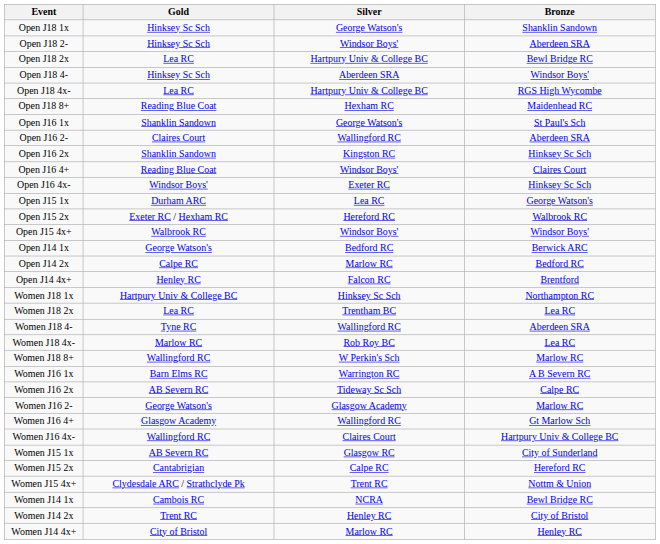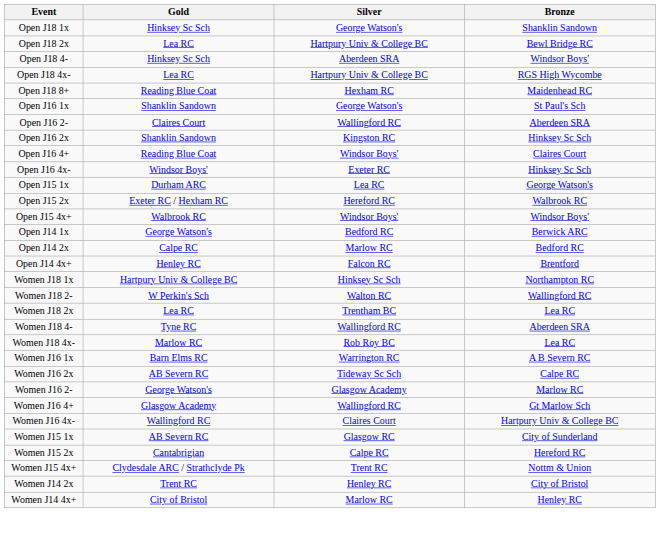- row: (44, 43)
+ row: (44, 295)
- row: (44, 358)
- row: (44, 500)
